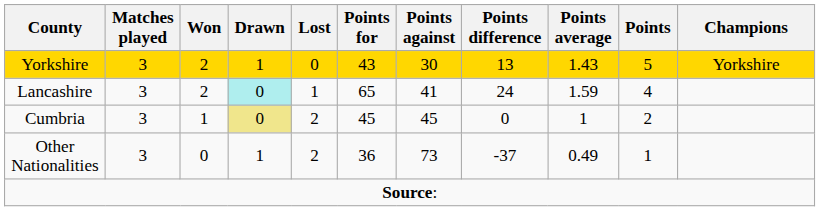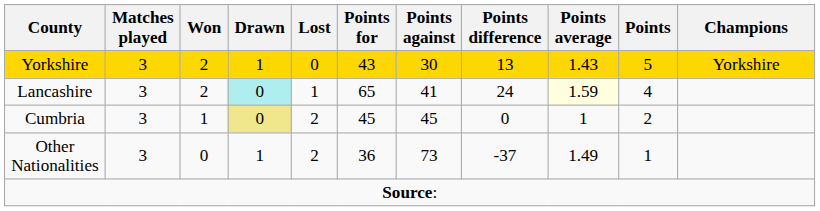(583, 91) no background -> (583, 91) lightyellow background
(583, 155) 0.49 -> (583, 155) 1.49
